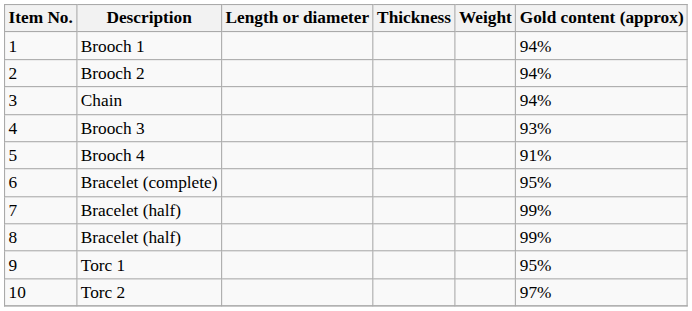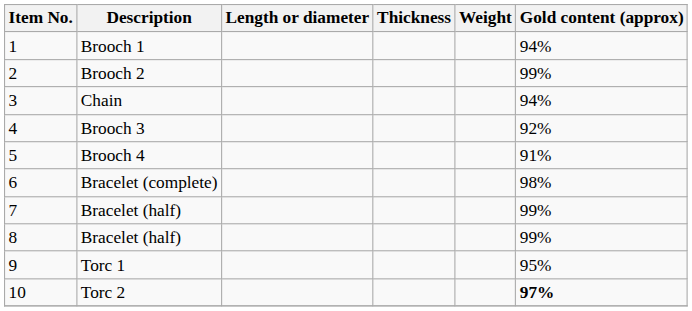(536, 73) 94% -> (536, 73) 99%
(536, 127) 93% -> (536, 127) 92%
(536, 182) 95% -> (536, 182) 98%
(536, 292) normal -> (537, 292) bold
